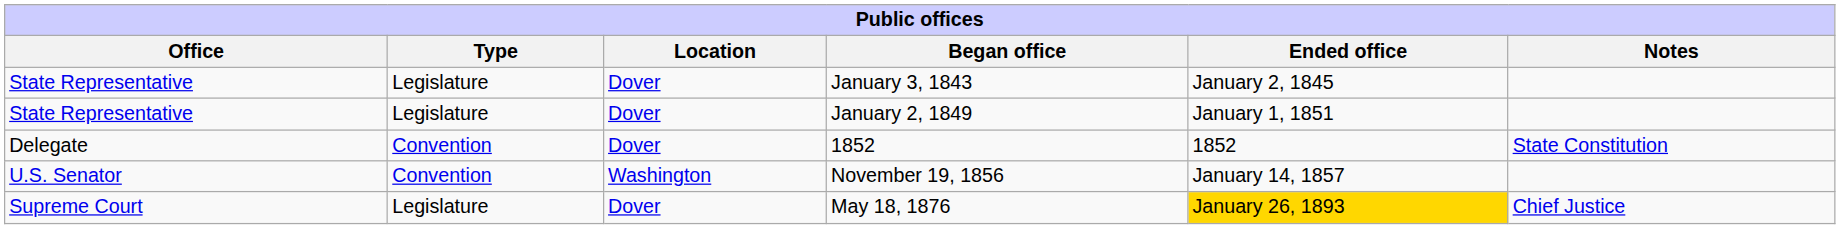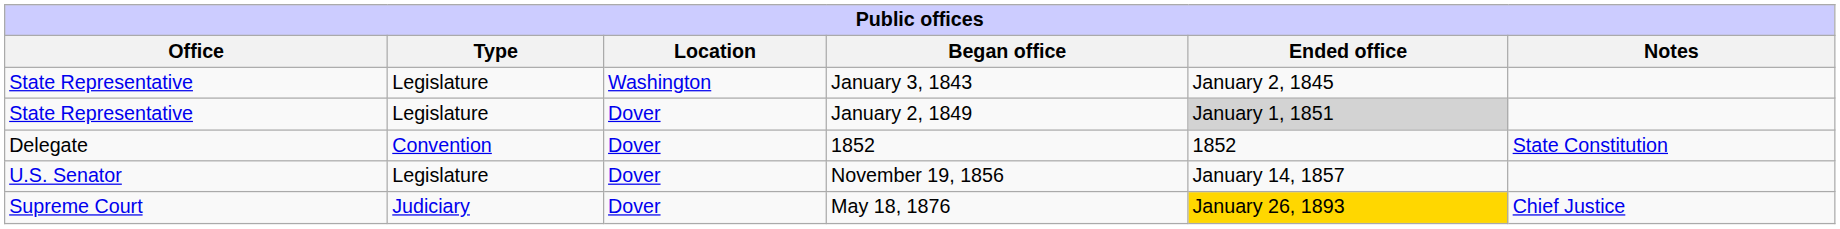(634, 82) Dover -> (660, 82) Washington
(1263, 113) no background -> (1263, 113) lightgrey background
(442, 176) Convention -> (440, 176) Legislature
(660, 176) Washington -> (634, 176) Dover
(440, 207) Legislature -> (431, 207) Judiciary
